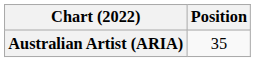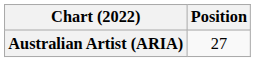(219, 43) 35 -> (219, 43) 27
